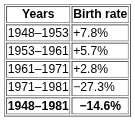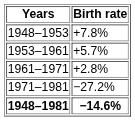(94, 87) −27.3% -> (94, 87) −27.2%
